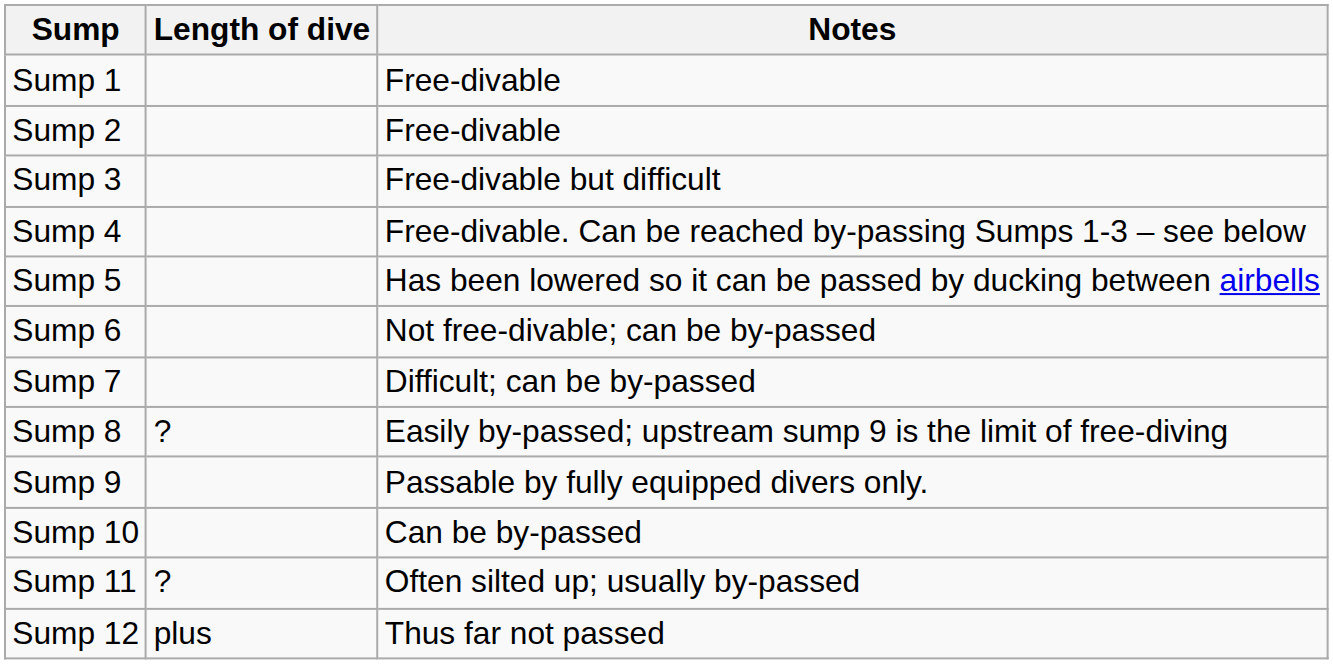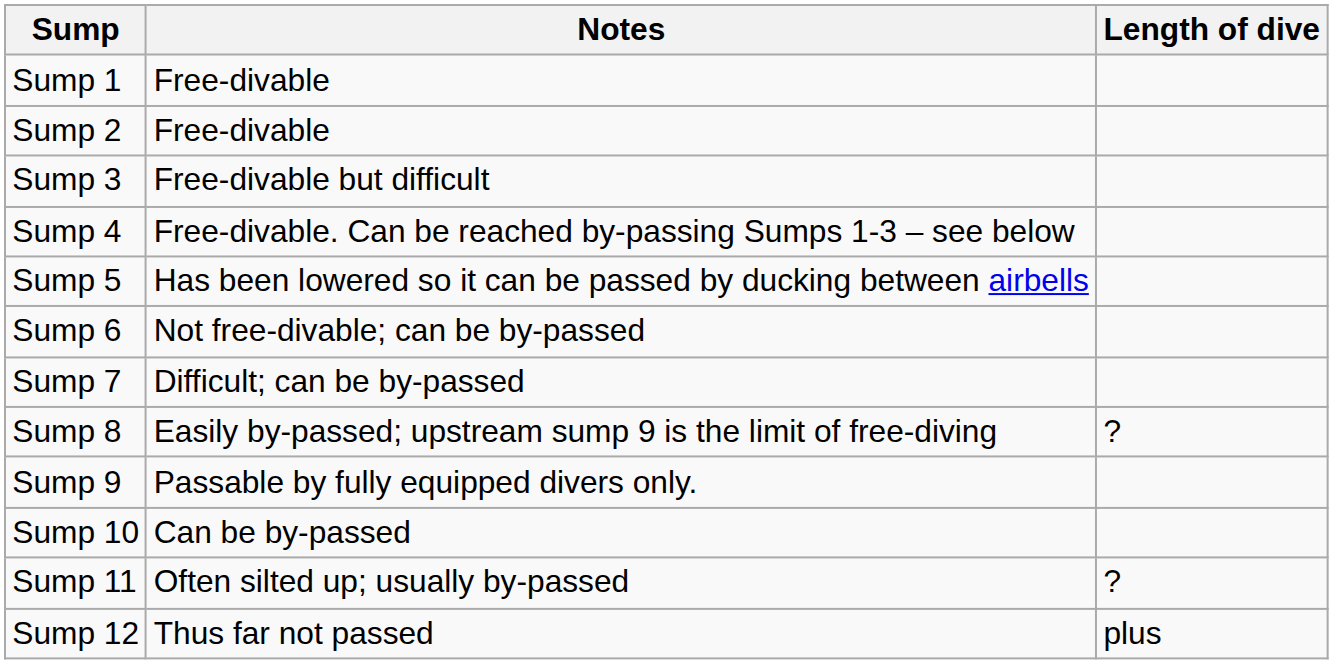columns swapped: (262, 29) <-> (852, 29)
